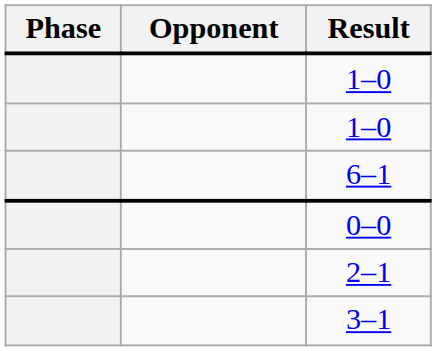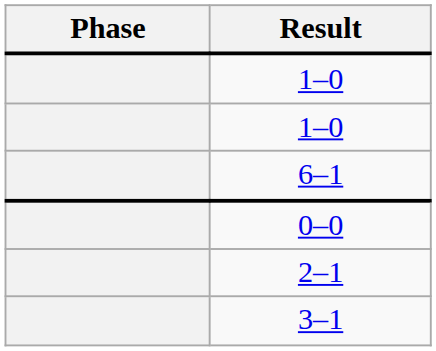- column: (214, 28)
